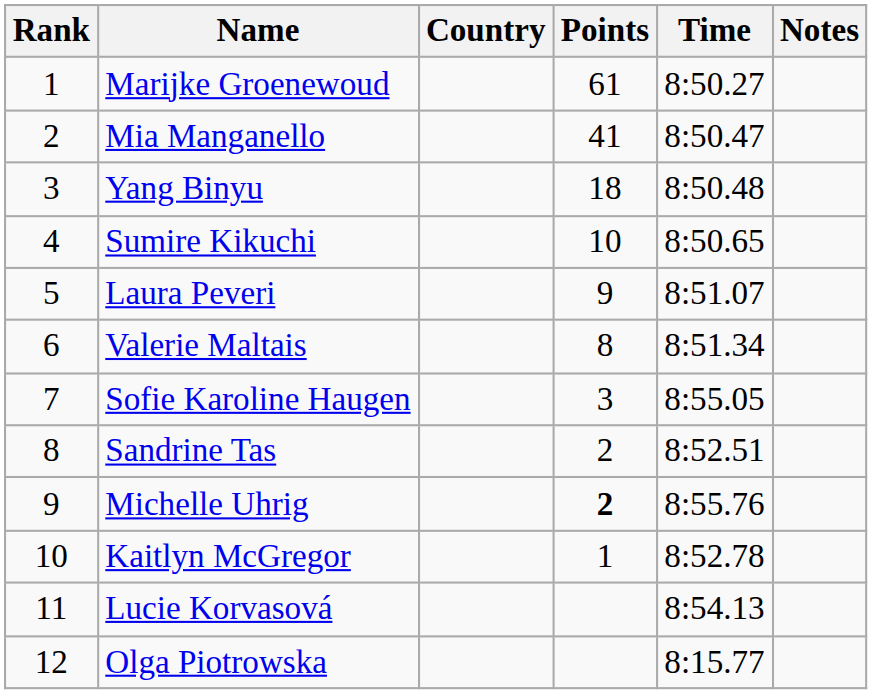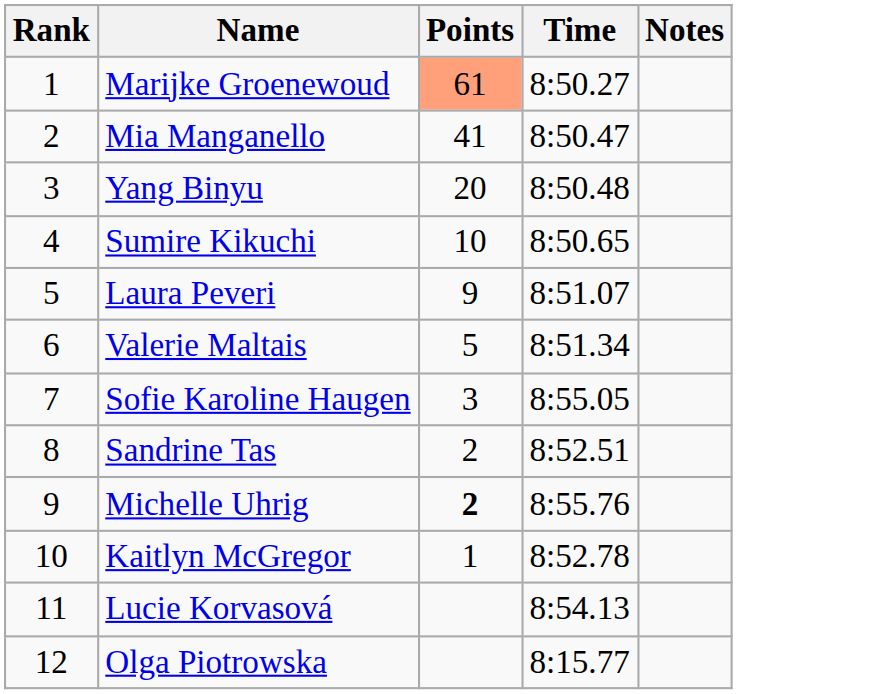- column: (486, 30)
(605, 83) no background -> (470, 83) lightsalmon background
(605, 188) 18 -> (470, 188) 20
(605, 345) 8 -> (470, 345) 5
